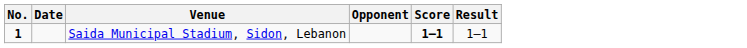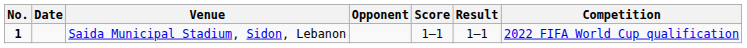+ column: (622, 14)
(432, 33) bold -> (432, 33) normal
